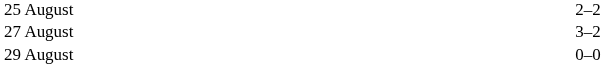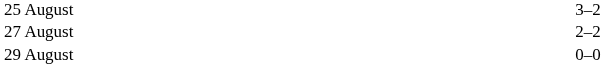(588, 9) 2–2 -> (588, 9) 3–2
(588, 32) 3–2 -> (588, 32) 2–2
